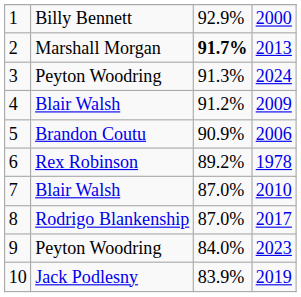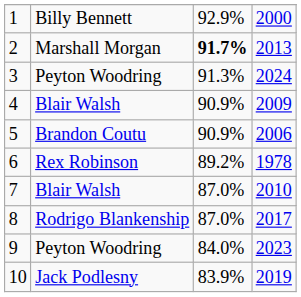(221, 104) 91.2% -> (221, 104) 90.9%
